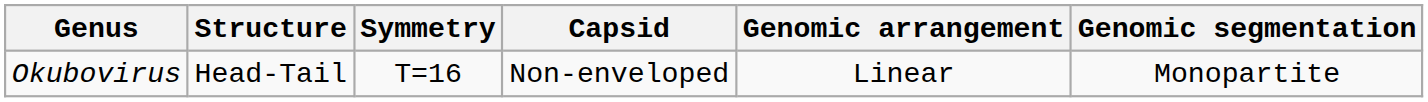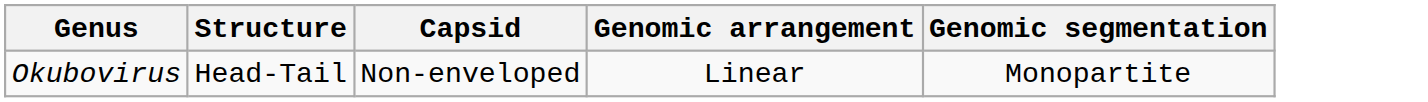- column: (428, 28)
